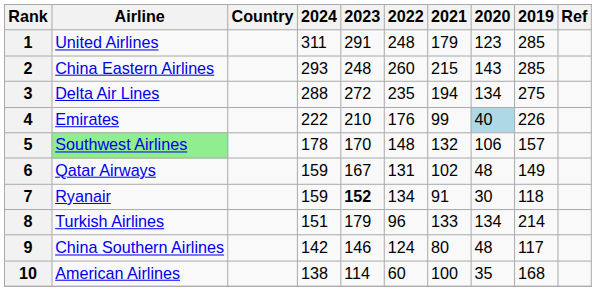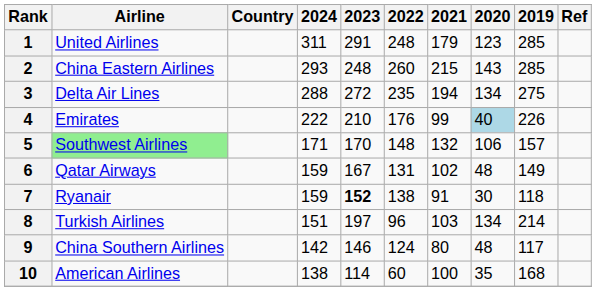(314, 145) 178 -> (314, 145) 171
(401, 196) 134 -> (401, 196) 138
(358, 222) 179 -> (358, 222) 197
(445, 222) 133 -> (445, 222) 103
